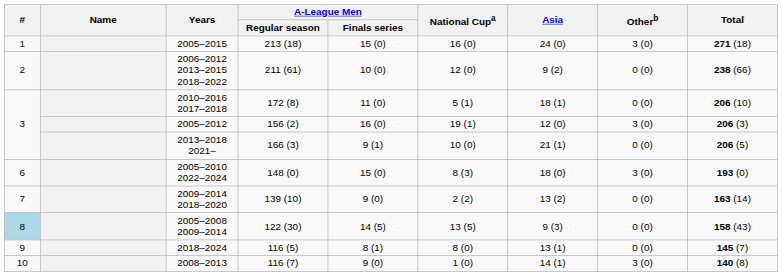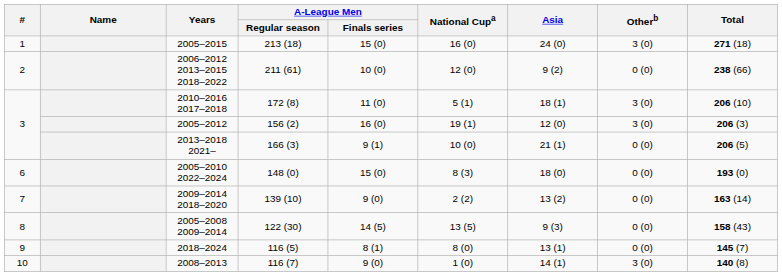(643, 103) 0 (0) -> (643, 103) 3 (0)
(643, 172) 3 (0) -> (643, 172) 0 (0)
(22, 226) lightblue background -> (22, 226) no background
